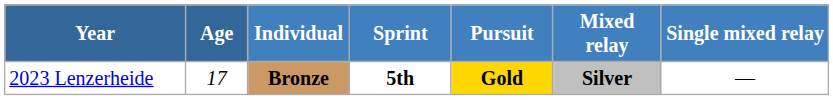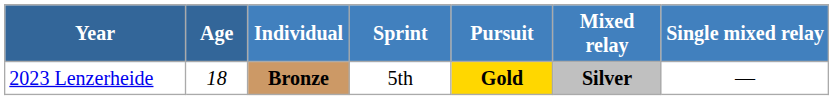(217, 78) 17 -> (217, 78) 18
(400, 78) bold -> (400, 78) normal
